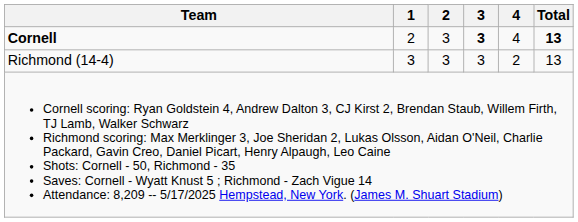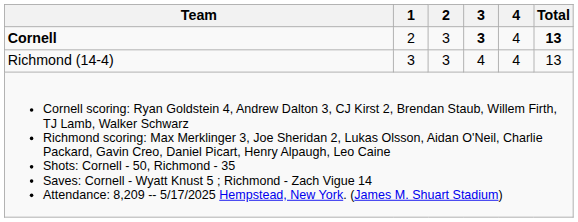(481, 60) 3 -> (481, 60) 4
(516, 60) 2 -> (516, 60) 4
